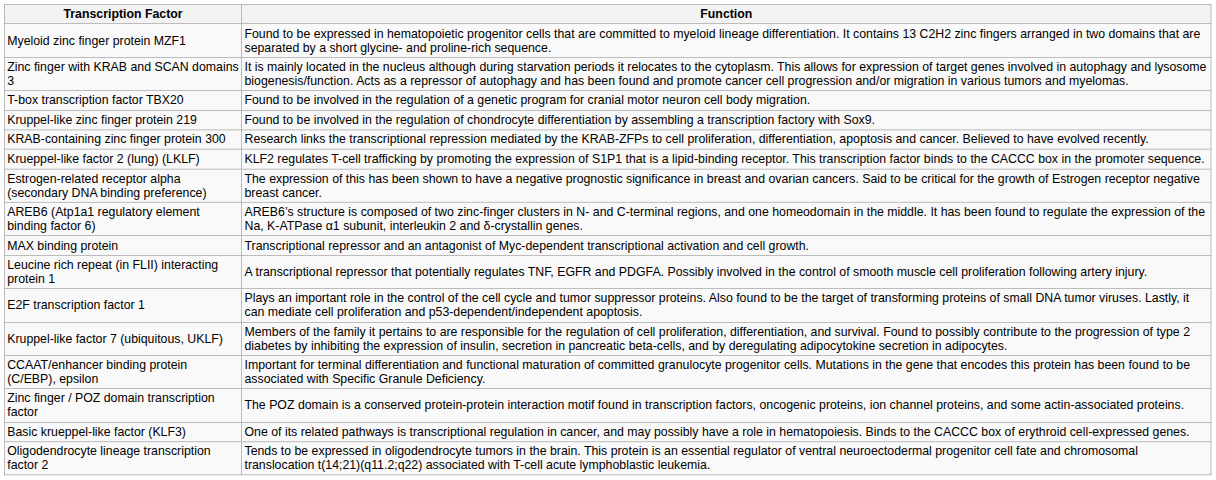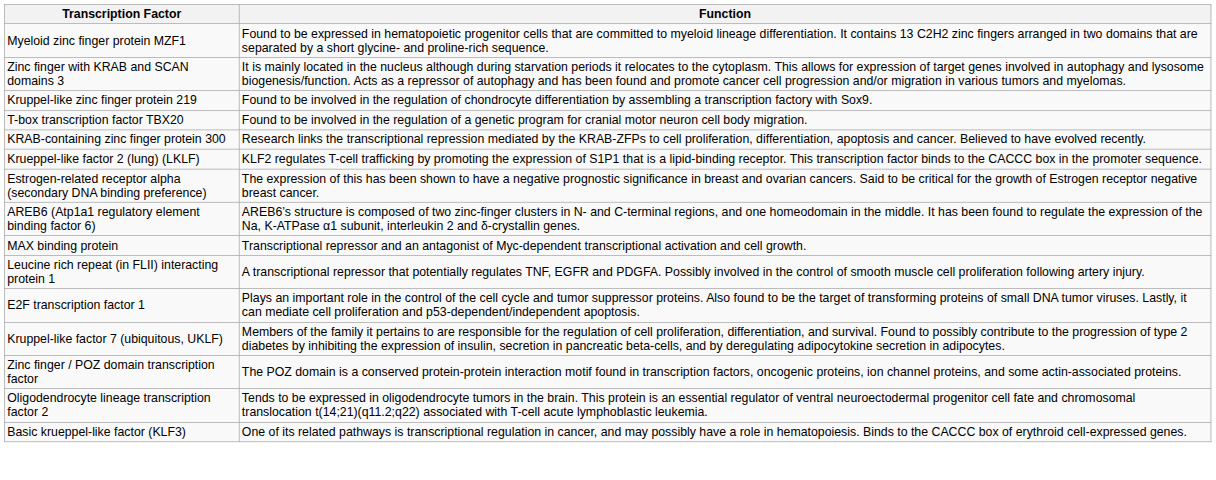rows swapped: (95, 100) <-> (102, 120)
- row: (97, 372)
rows swapped: (109, 458) <-> (97, 432)
